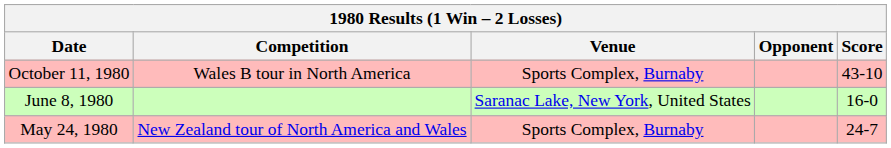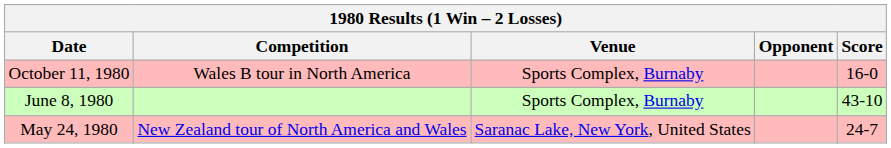(862, 73) 43-10 -> (862, 73) 16-0
(613, 101) Saranac Lake, New York, United States -> (613, 101) Sports Complex, Burnaby
(862, 101) 16-0 -> (862, 101) 43-10
(613, 128) Sports Complex, Burnaby -> (613, 128) Saranac Lake, New York, United States
